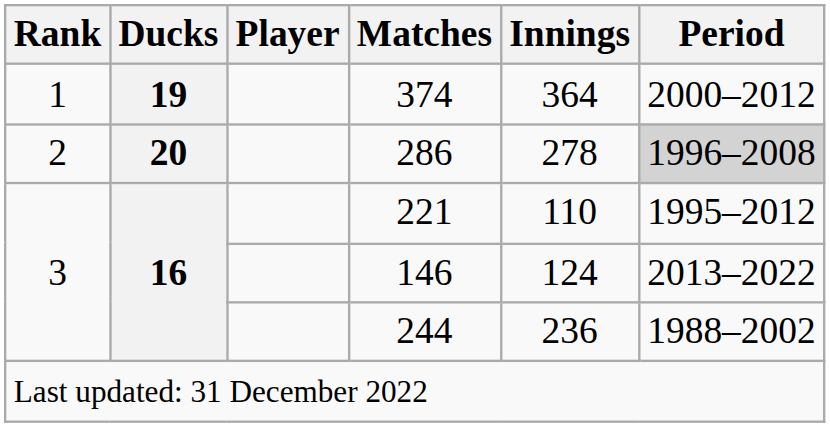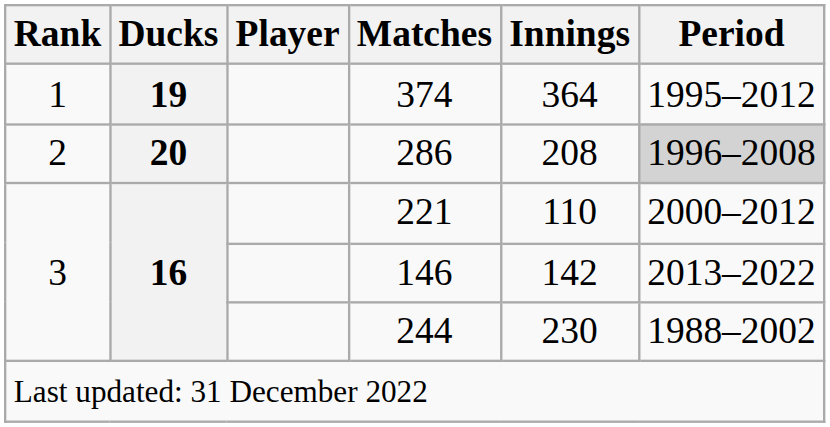(731, 93) 2000–2012 -> (731, 93) 1995–2012
(570, 152) 278 -> (570, 152) 208
(731, 212) 1995–2012 -> (731, 212) 2000–2012
(570, 271) 124 -> (570, 271) 142
(570, 331) 236 -> (570, 331) 230
